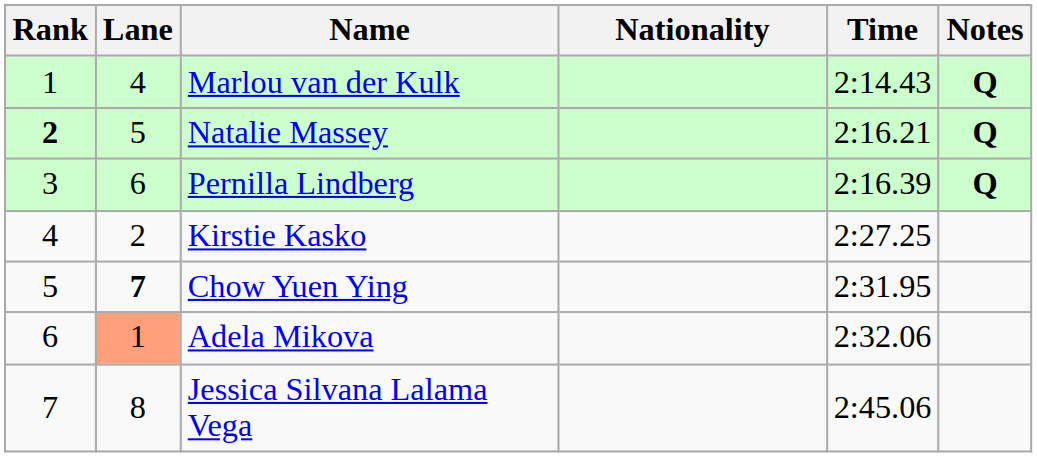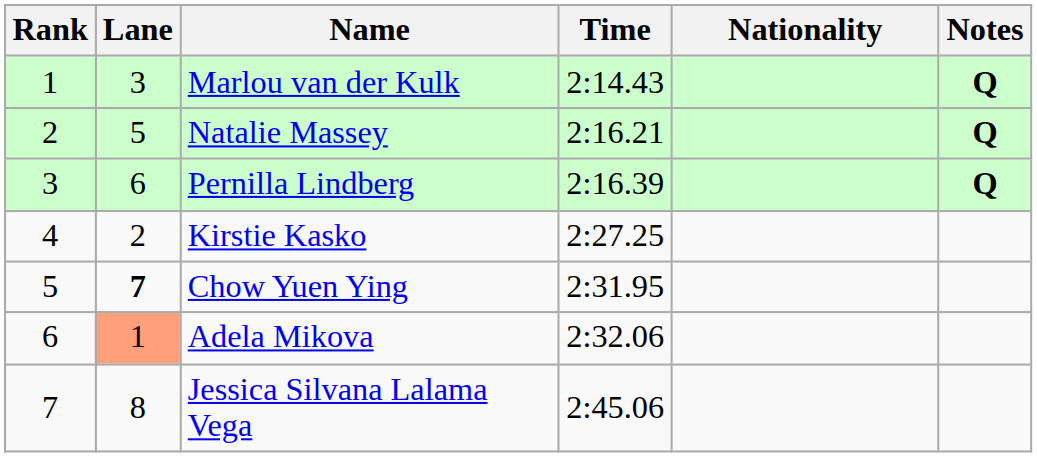columns swapped: (692, 30) <-> (883, 30)
(138, 81) 4 -> (138, 81) 3
(50, 132) bold -> (50, 132) normal
